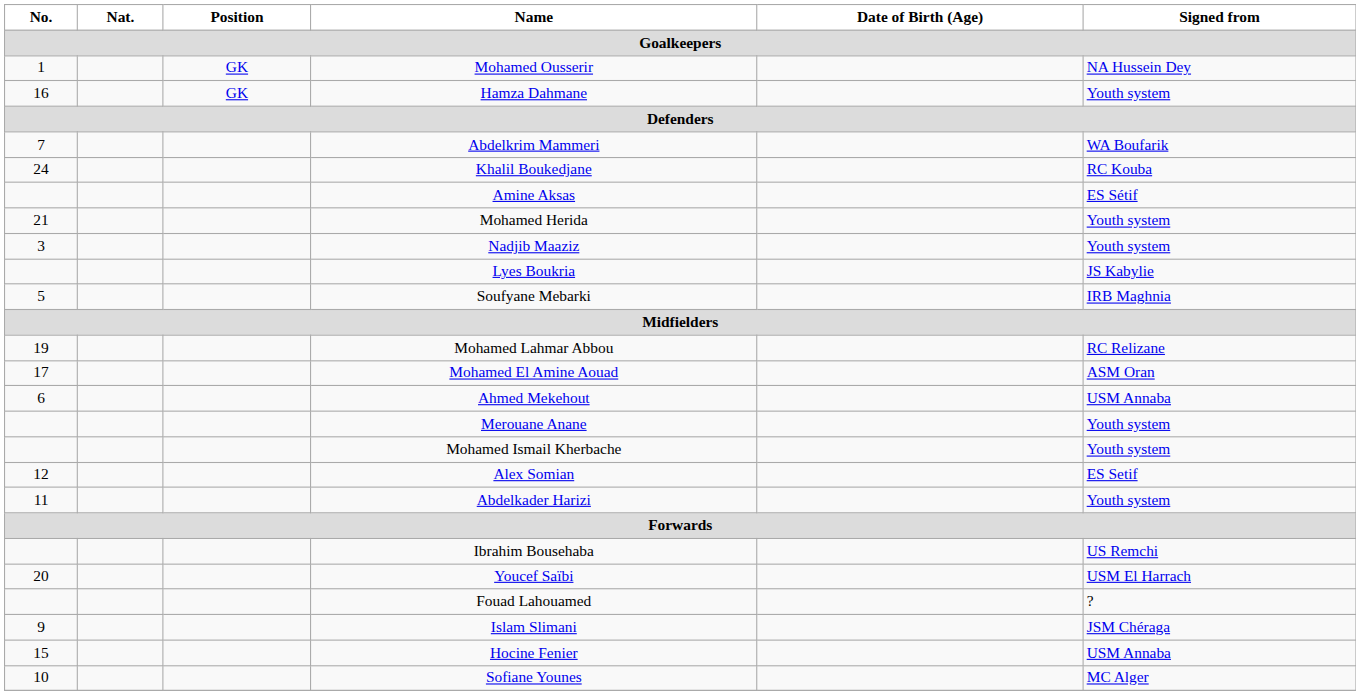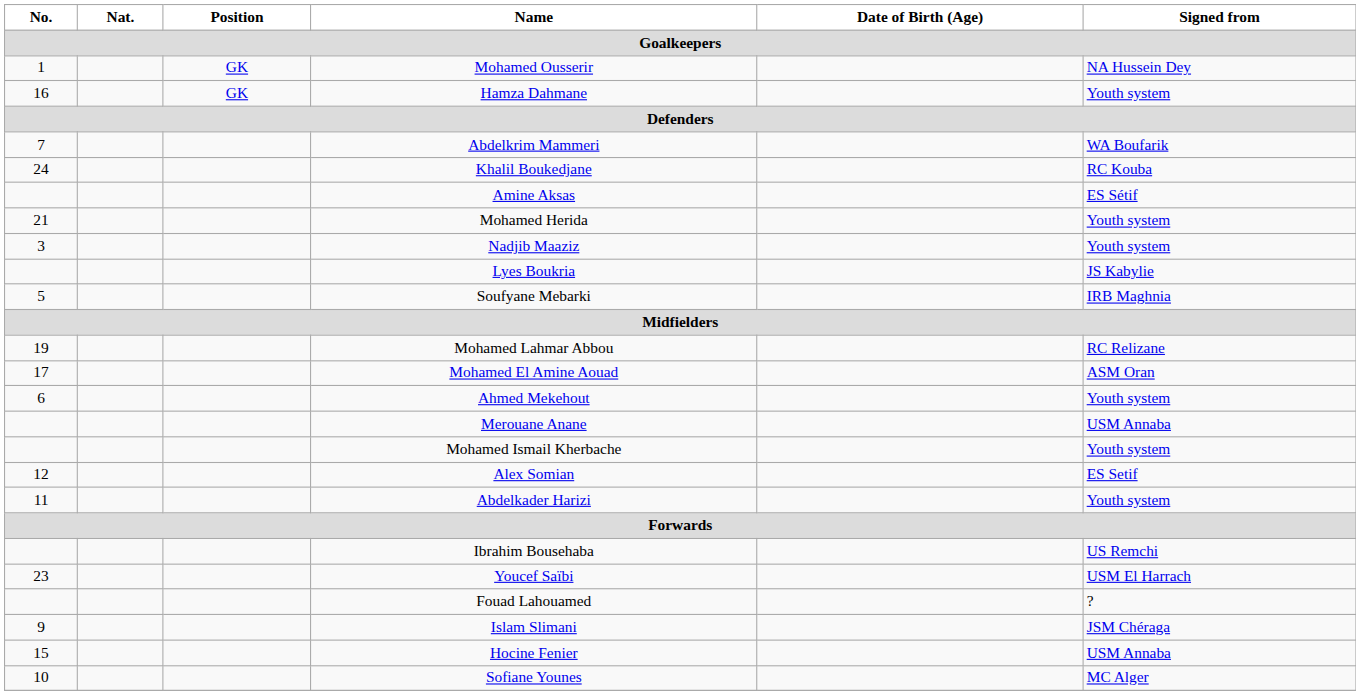(1129, 398) USM Annaba -> (1128, 398) Youth system
(1128, 424) Youth system -> (1129, 424) USM Annaba
(41, 576) 20 -> (41, 576) 23
